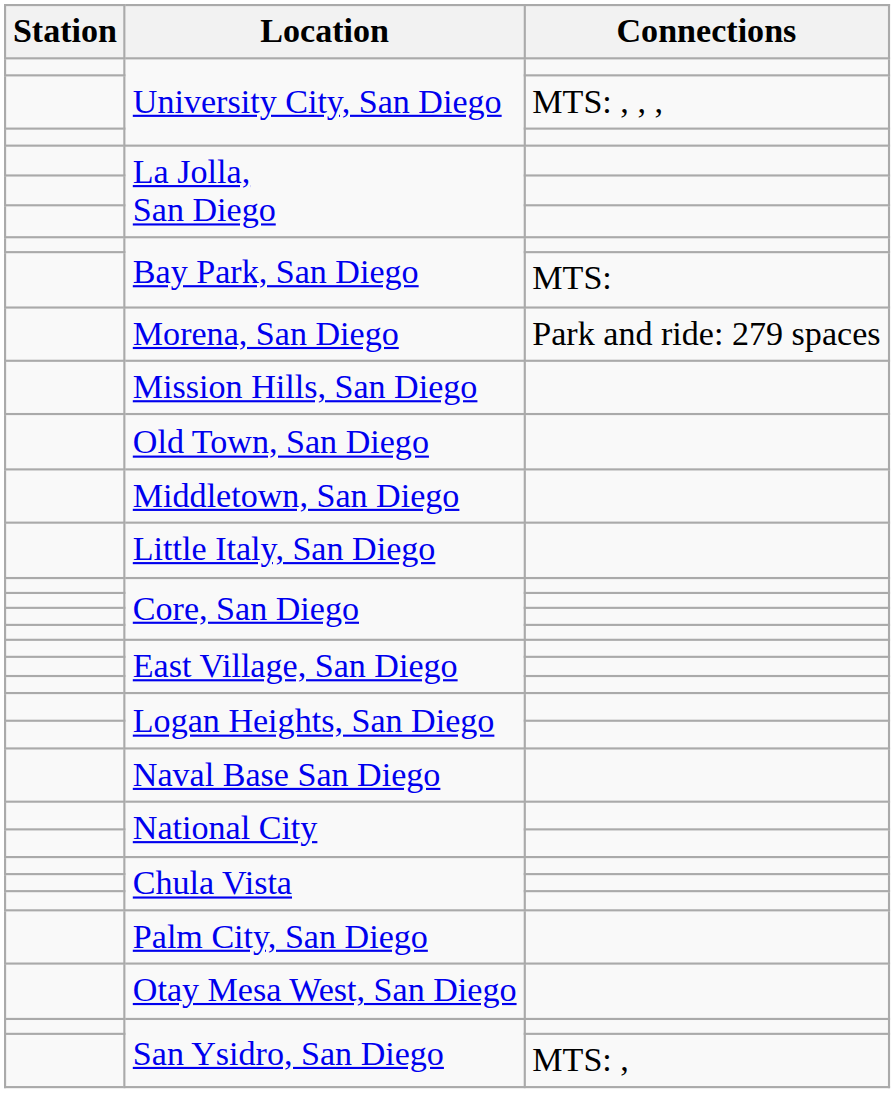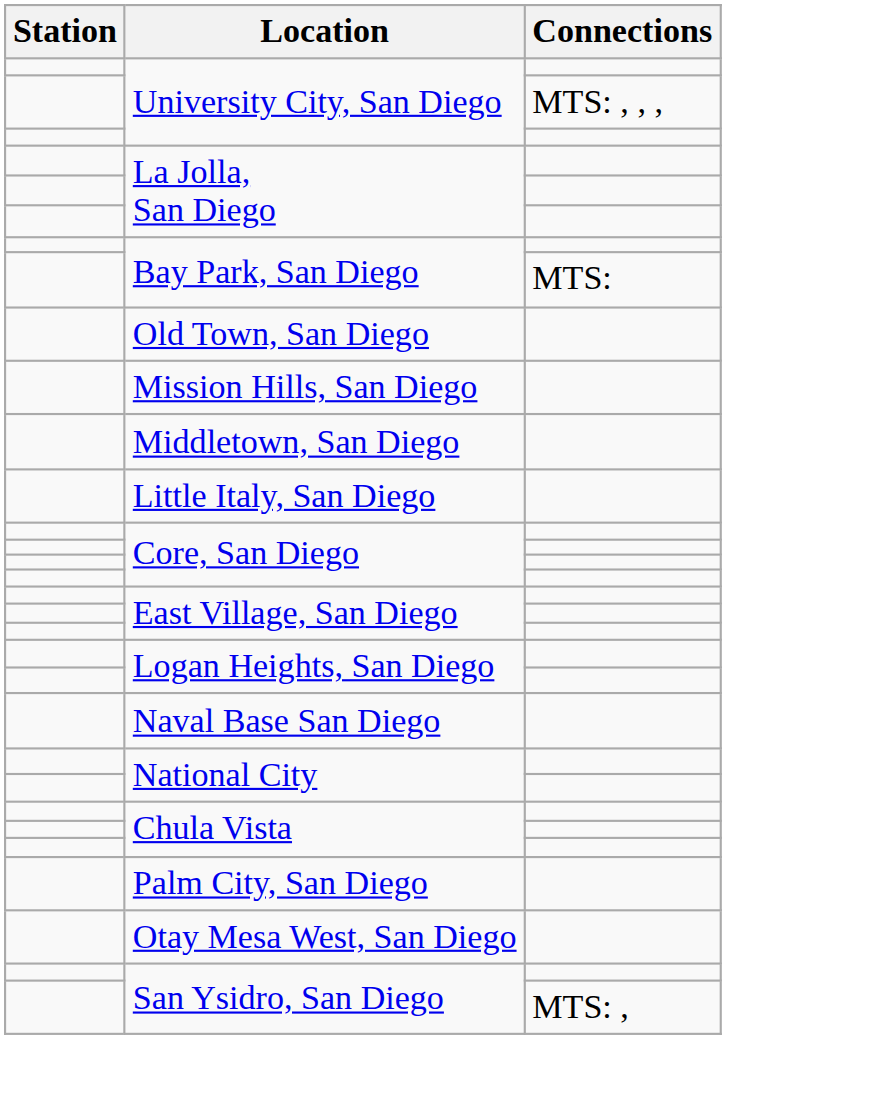- row: (266, 333)
rows swapped: (281, 441) <-> (305, 387)
